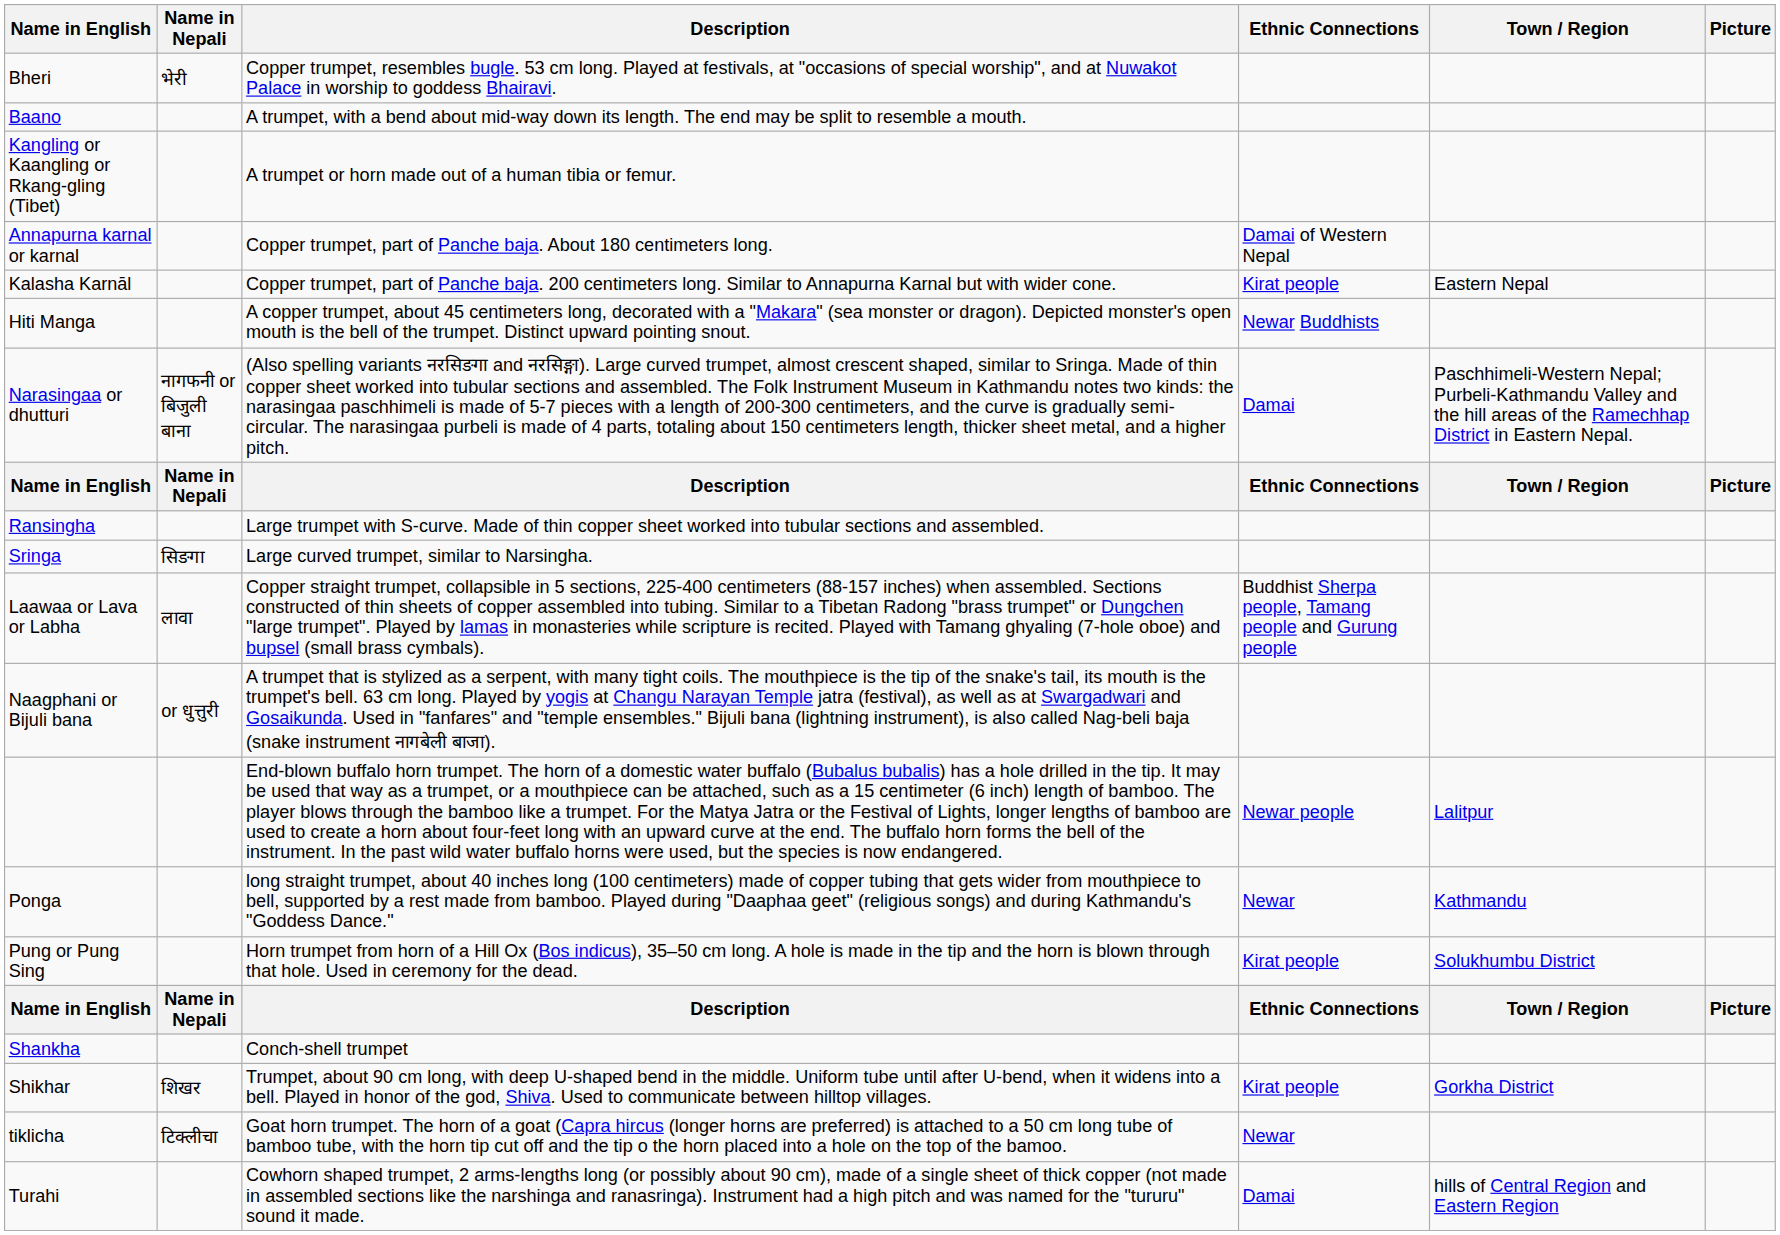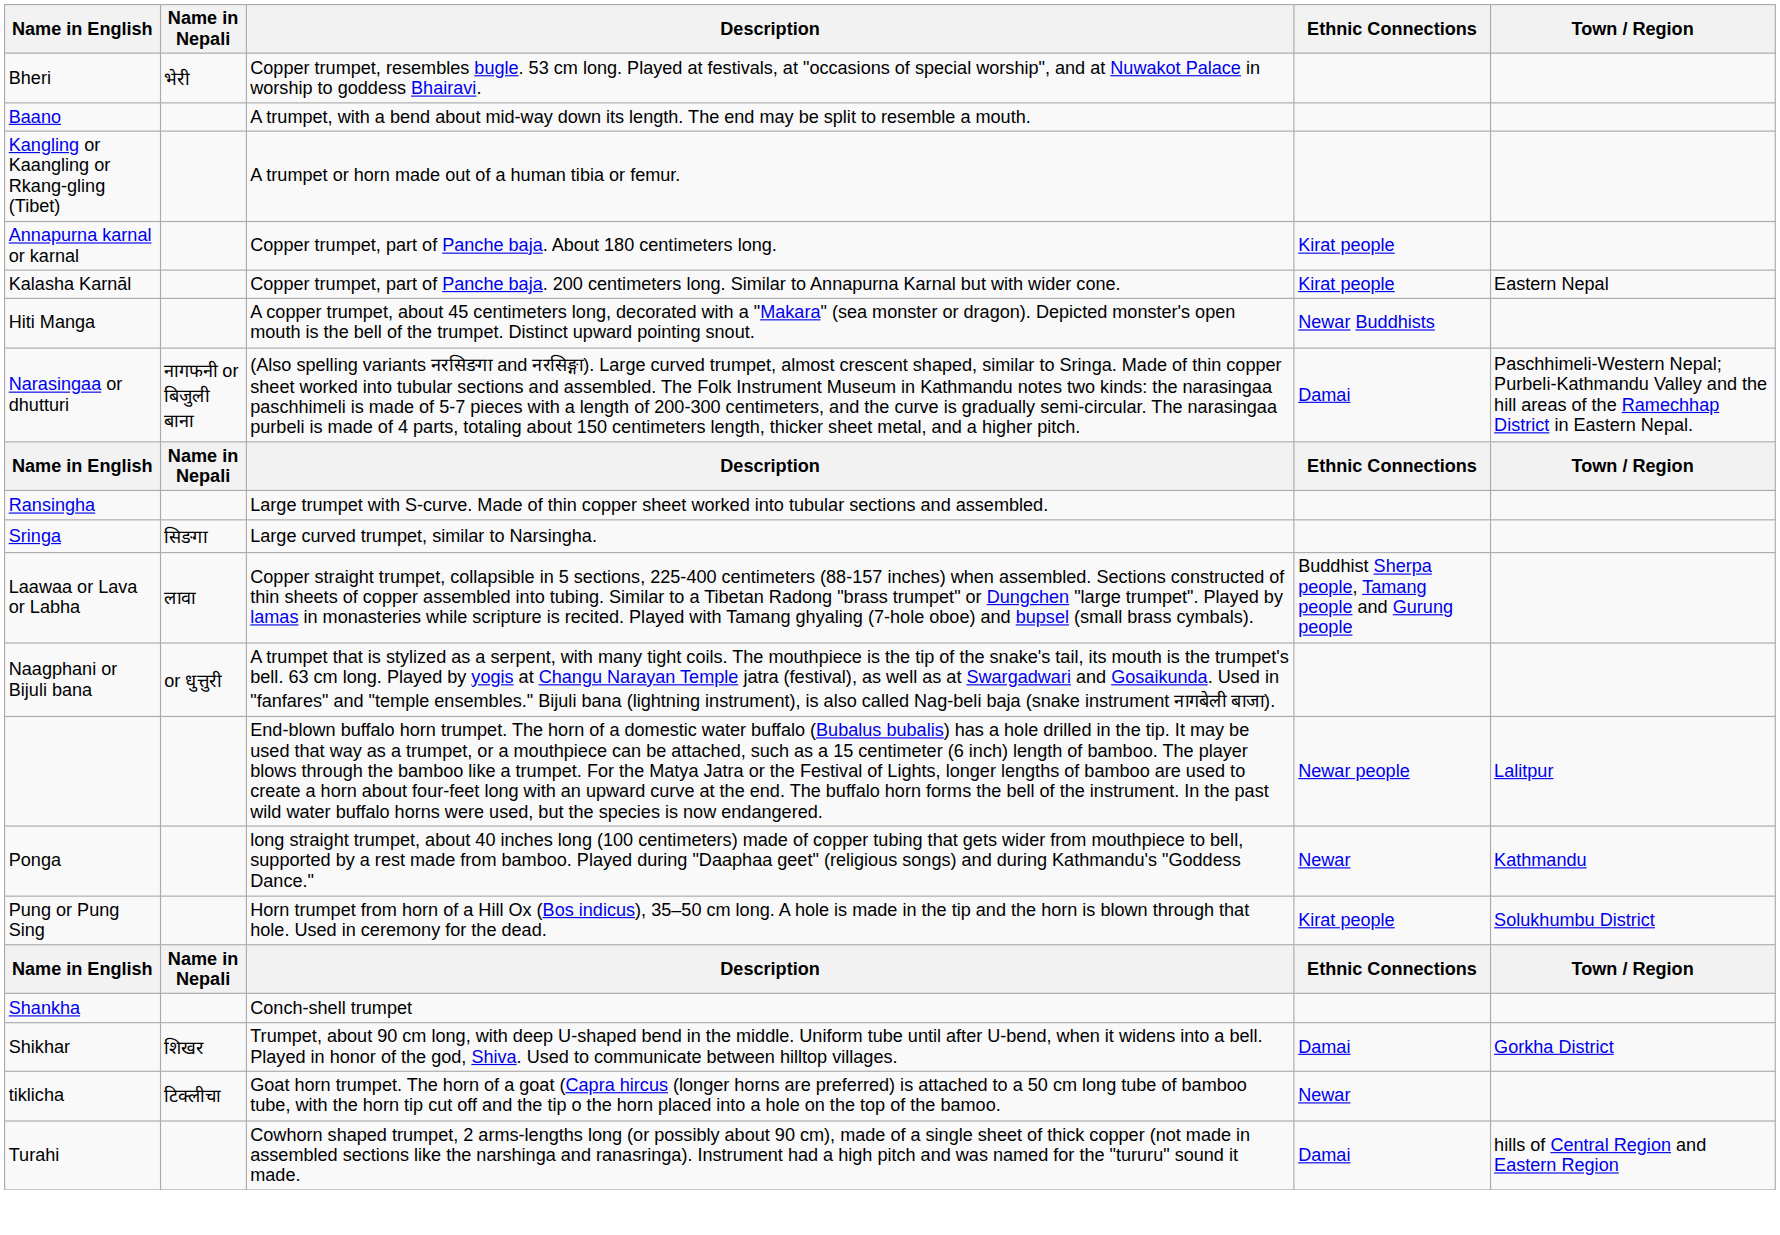- column: (1740, 29)
(1315, 245) Damai of Western Nepal -> (1346, 245) Kirat people
(1291, 1087) Kirat people -> (1324, 1046) Damai
